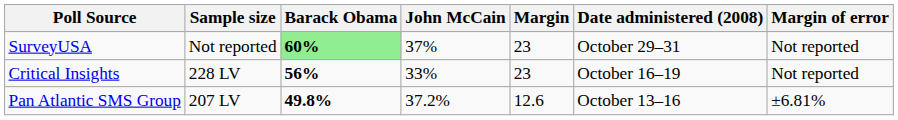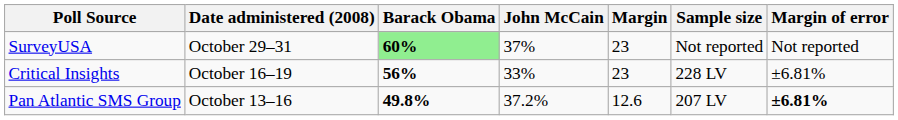columns swapped: (670, 18) <-> (233, 18)
(815, 73) Not reported -> (798, 73) ±6.81%
(798, 100) normal -> (800, 100) bold
